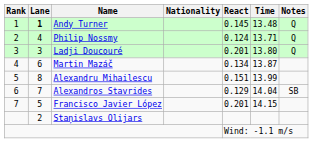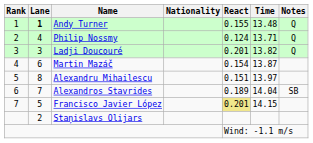(236, 24) 0.145 -> (236, 24) 0.155
(265, 51) 13.80 -> (265, 51) 13.82
(236, 64) 0.134 -> (236, 64) 0.154
(265, 78) 13.99 -> (265, 78) 13.97
(236, 91) 0.129 -> (236, 91) 0.189
(236, 104) no background -> (236, 104) khaki background
